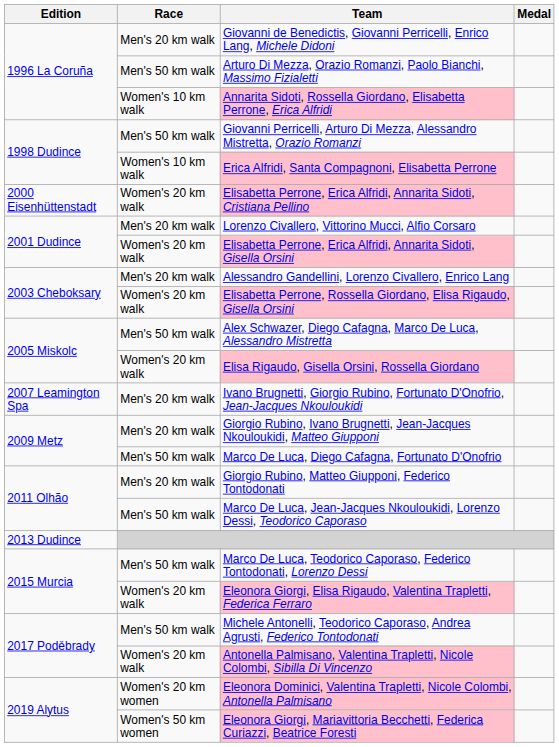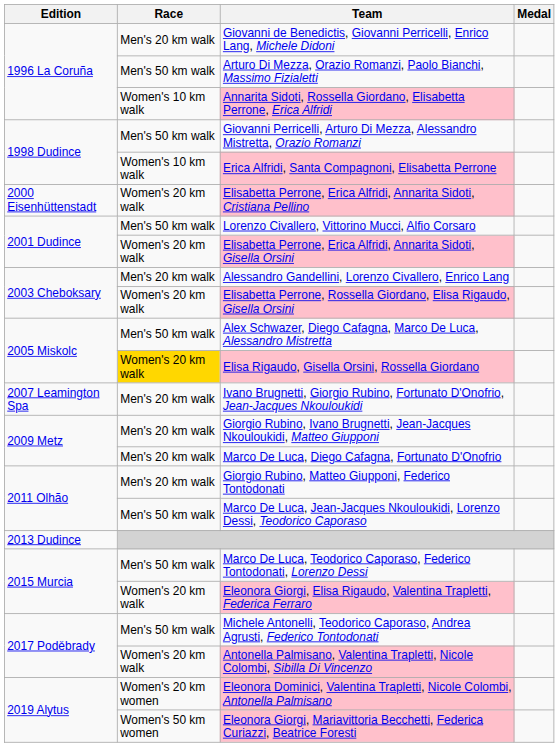(168, 226) Men's 20 km walk -> (168, 226) Men's 50 km walk
(163, 367) no background -> (163, 367) gold background
(168, 457) Men's 50 km walk -> (168, 457) Men's 20 km walk
